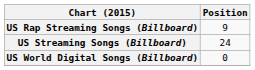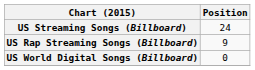rows swapped: (102, 42) <-> (102, 27)
